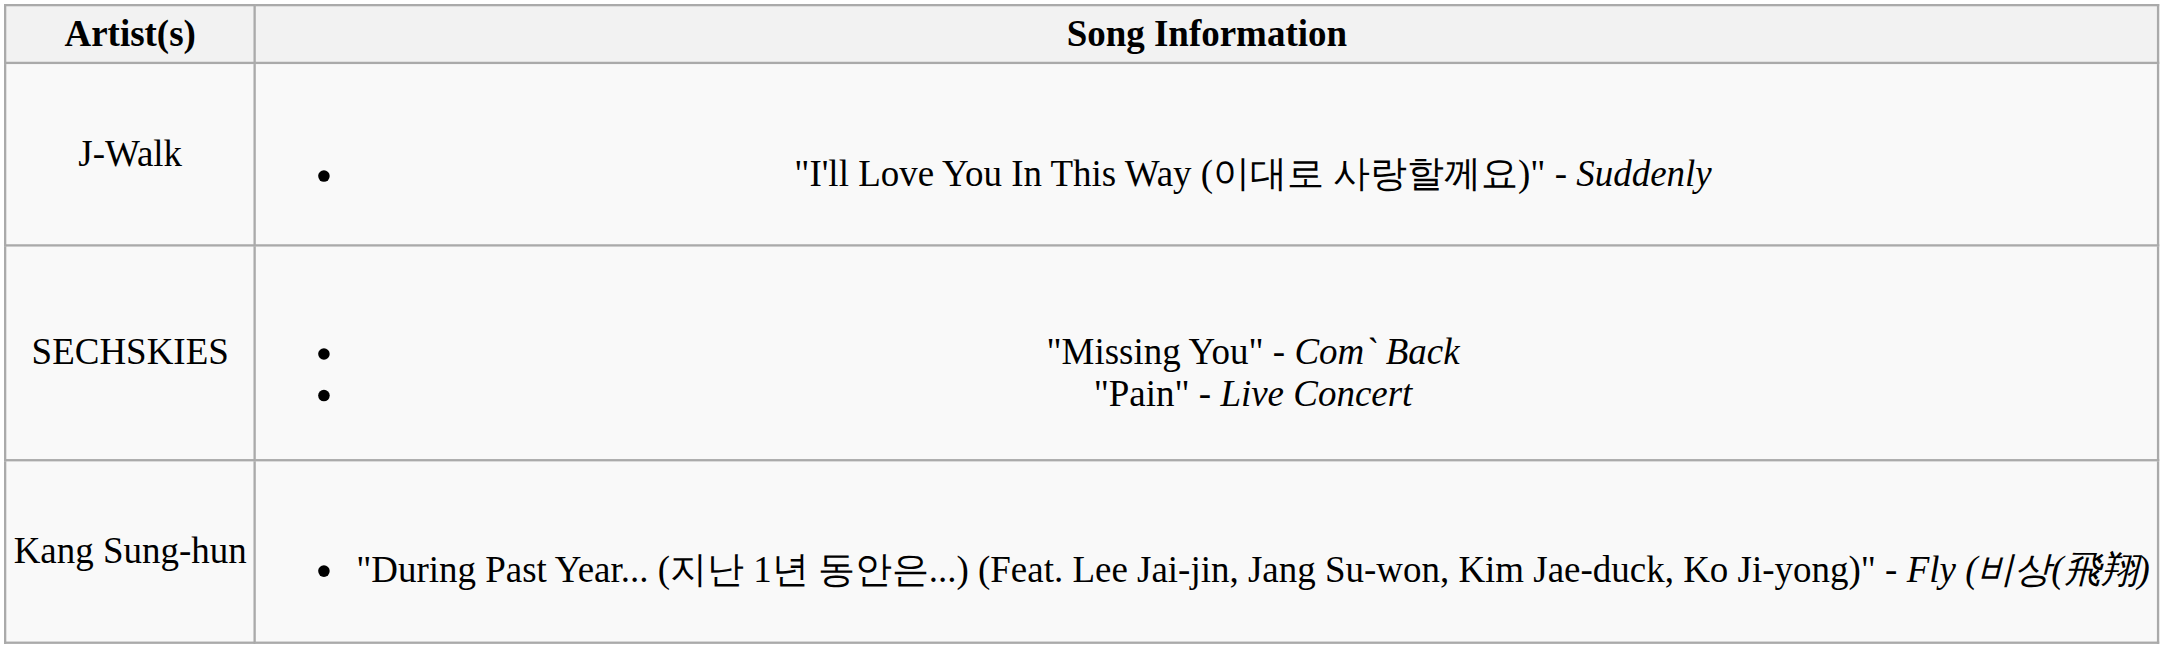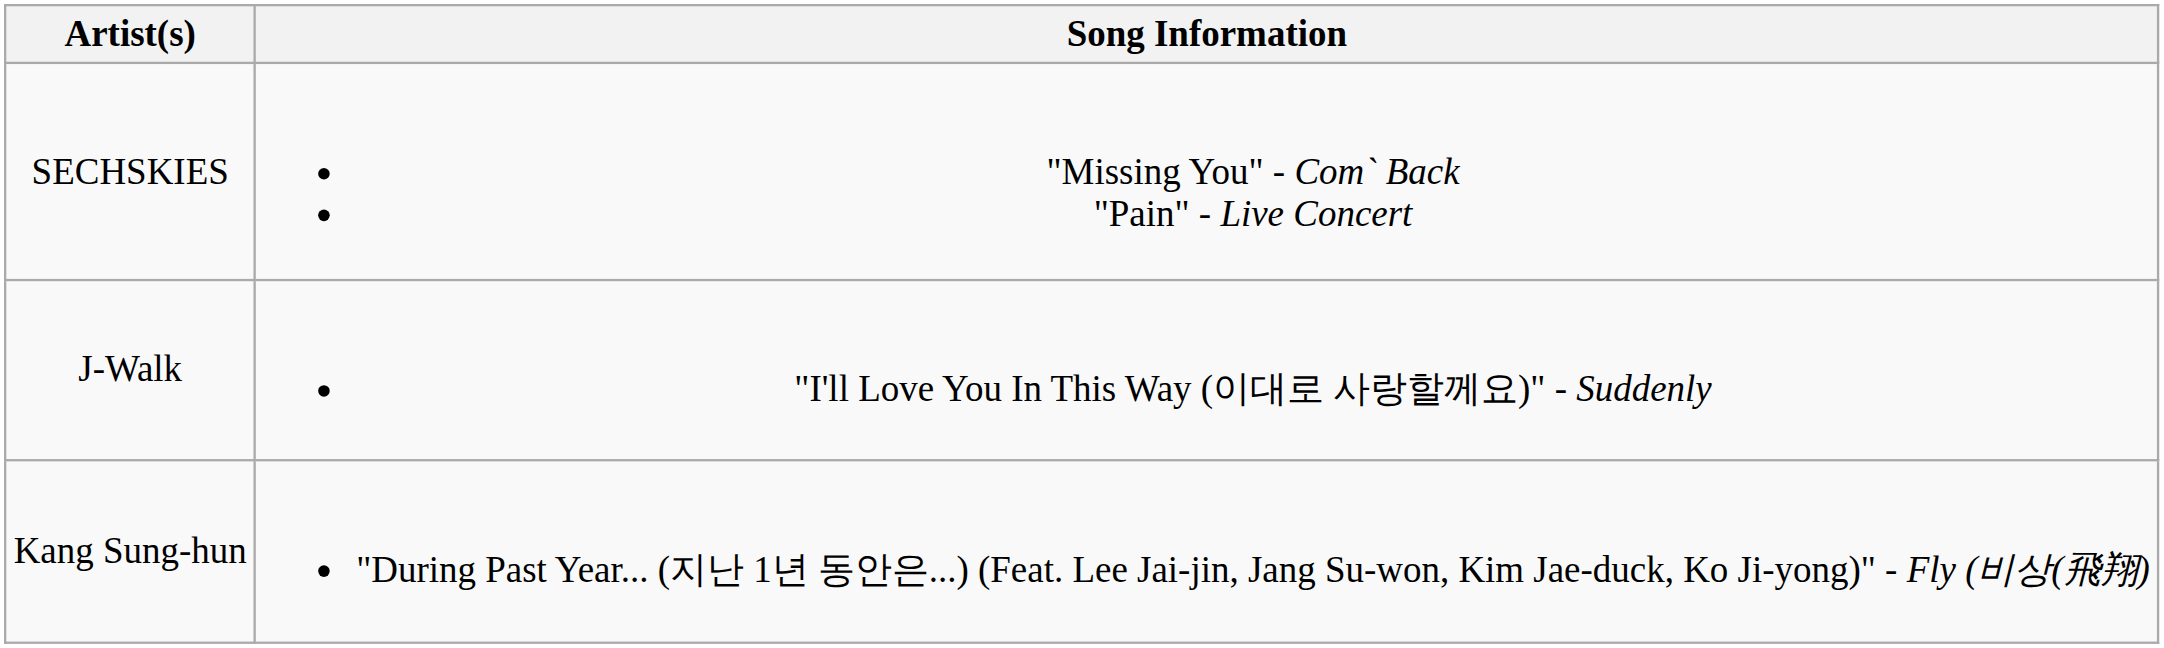rows swapped: (130, 352) <-> (130, 153)
